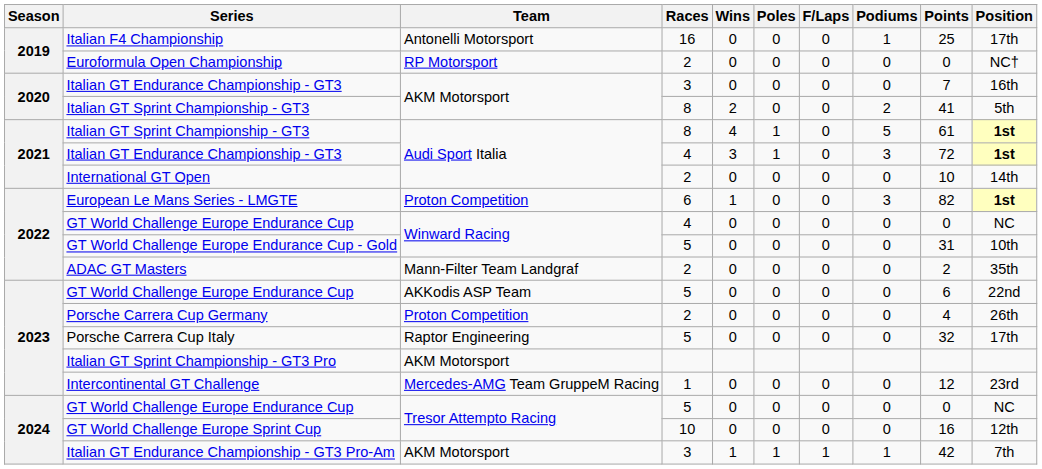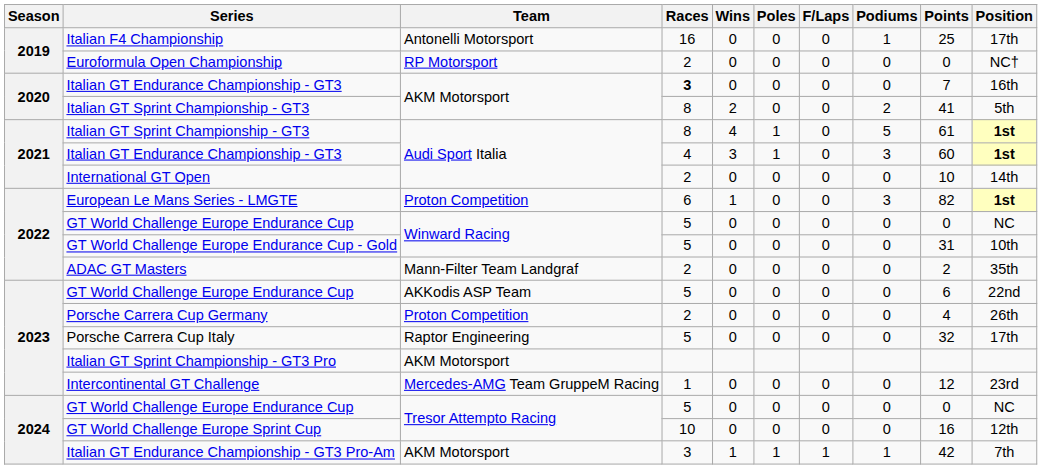(687, 85) normal -> (687, 85) bold
(947, 154) 72 -> (947, 154) 60
(687, 223) 4 -> (687, 223) 5
